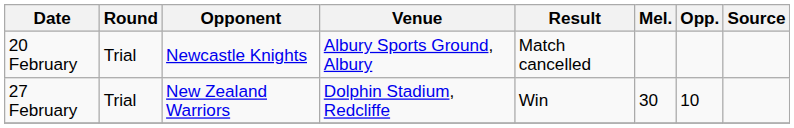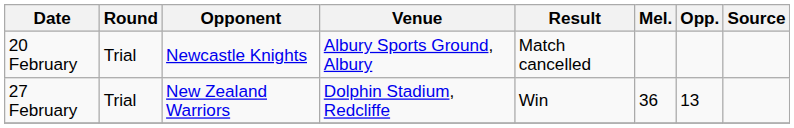(648, 100) 30 -> (648, 100) 36
(690, 100) 10 -> (690, 100) 13
